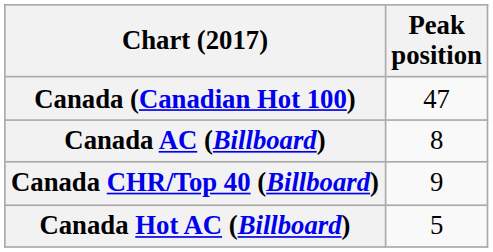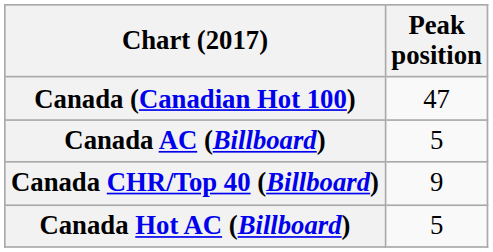(437, 140) 8 -> (437, 140) 5
